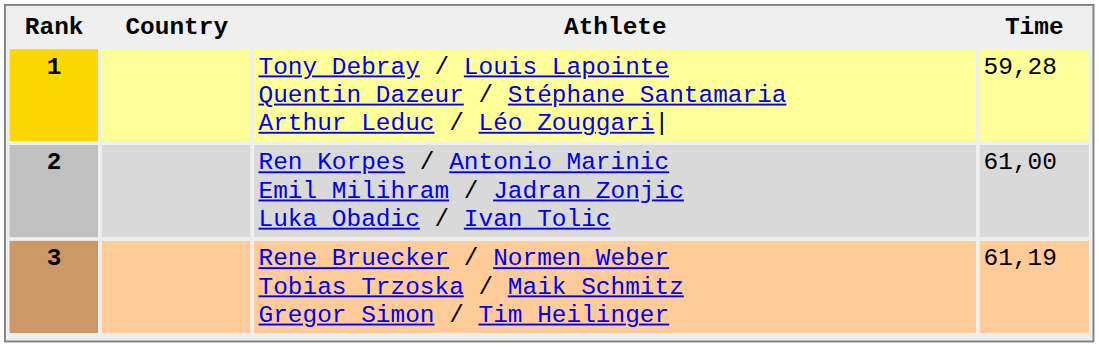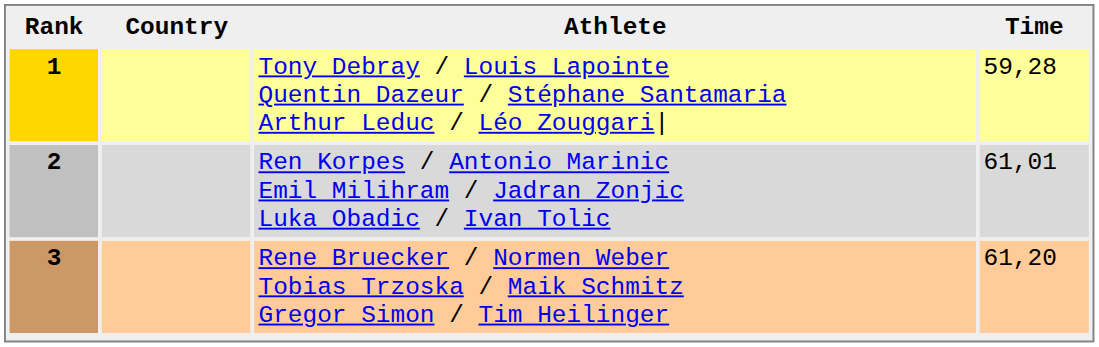(1020, 163) 61,00 -> (1020, 163) 61,01
(1020, 259) 61,19 -> (1020, 259) 61,20
